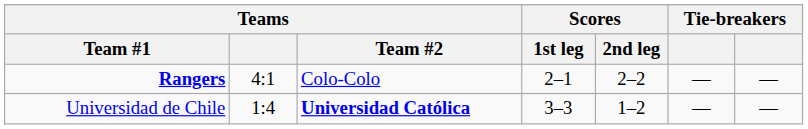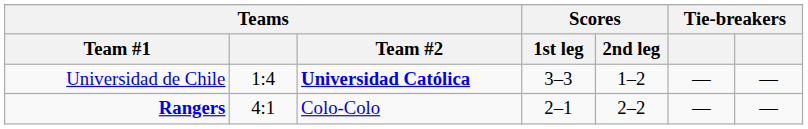rows swapped: (146, 108) <-> (192, 78)
